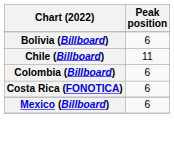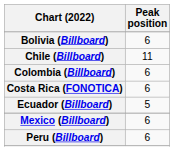+ row: (65, 105)
+ row: (65, 137)
